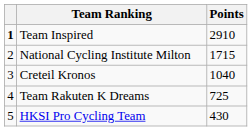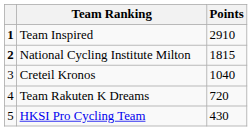(11, 55) normal -> (11, 55) bold
(222, 55) 1715 -> (222, 55) 1815
(219, 95) 725 -> (219, 95) 720
